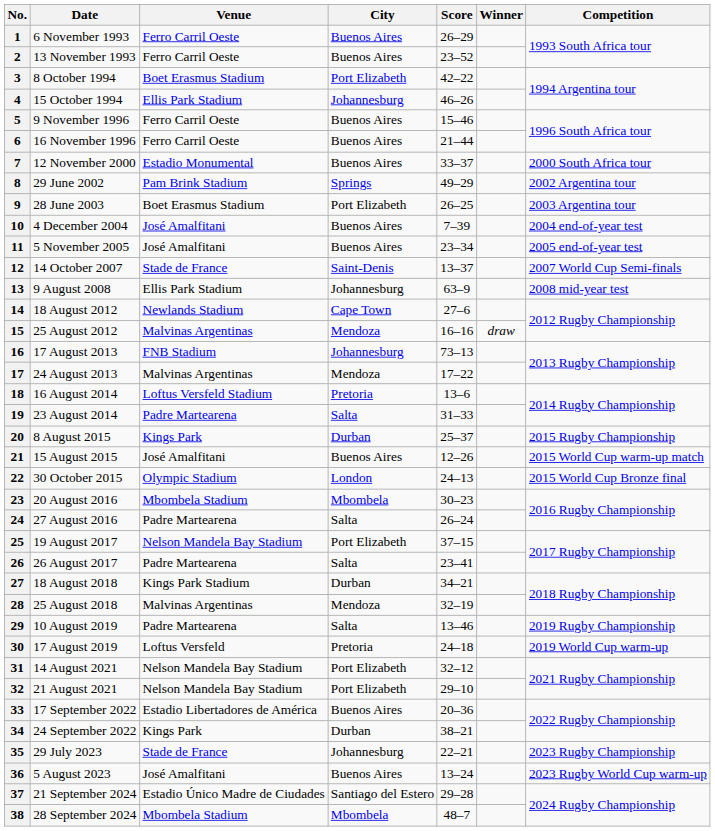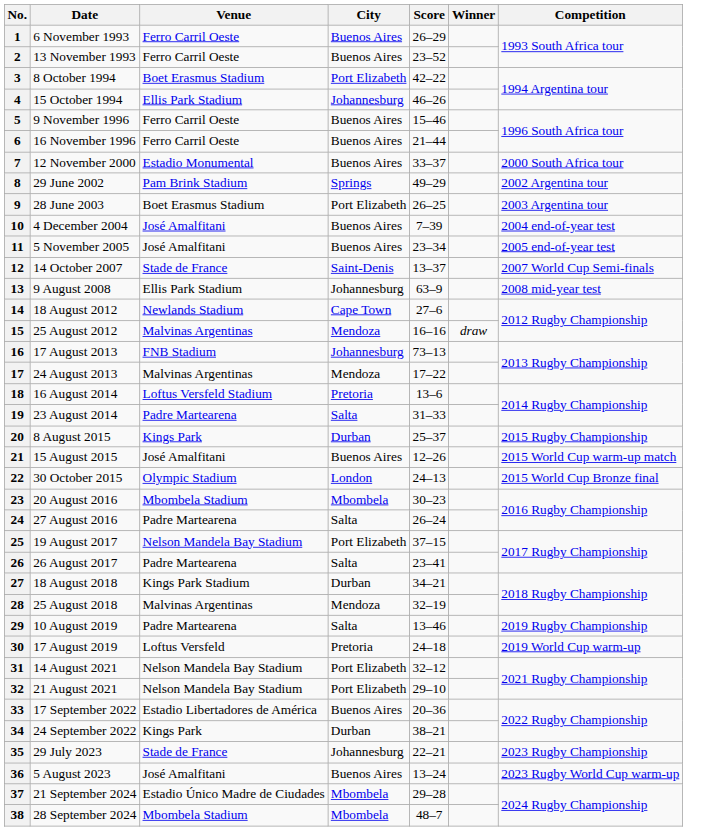(382, 794) Santiago del Estero -> (360, 794) Mbombela
